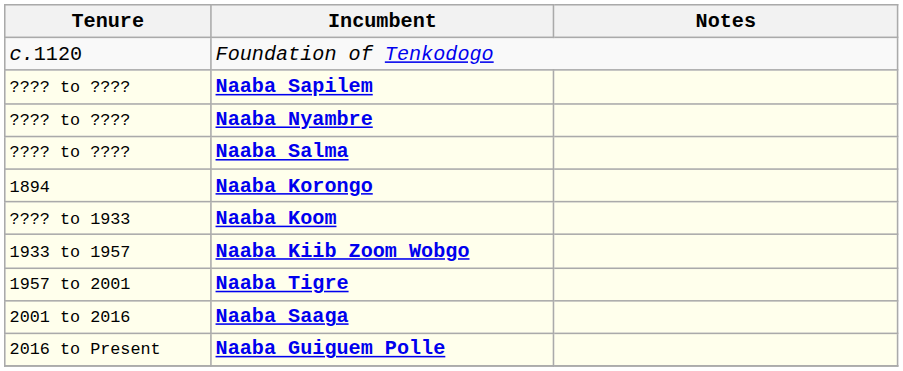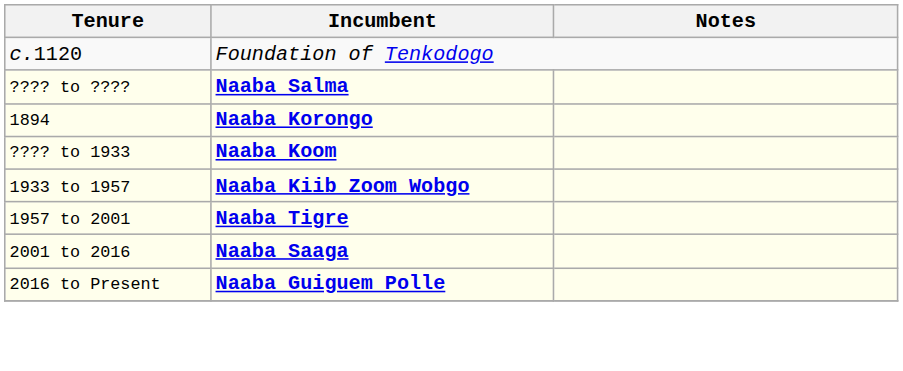- row: (294, 87)
- row: (294, 120)
